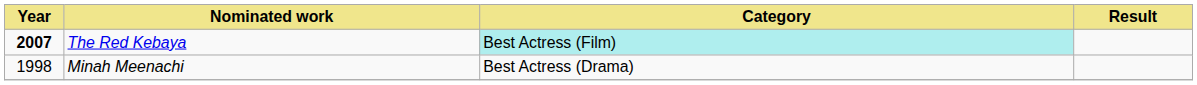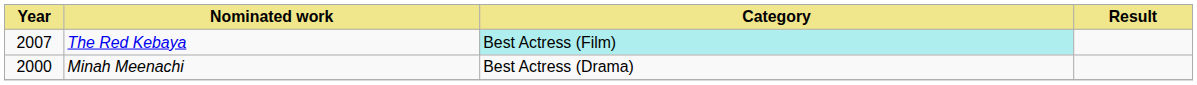(34, 42) bold -> (34, 42) normal
(34, 67) 1998 -> (34, 67) 2000
